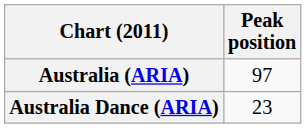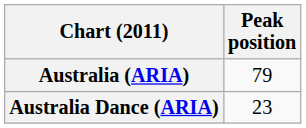(262, 75) 97 -> (262, 75) 79
